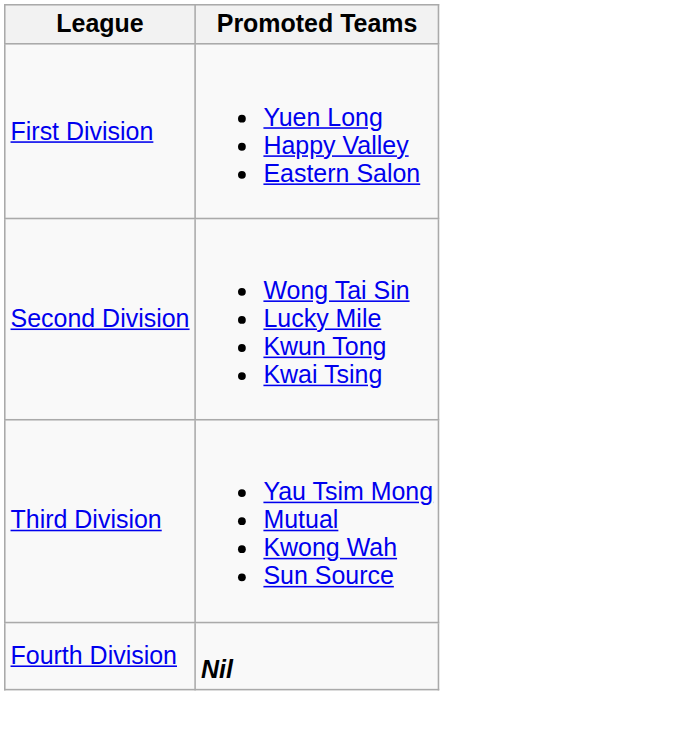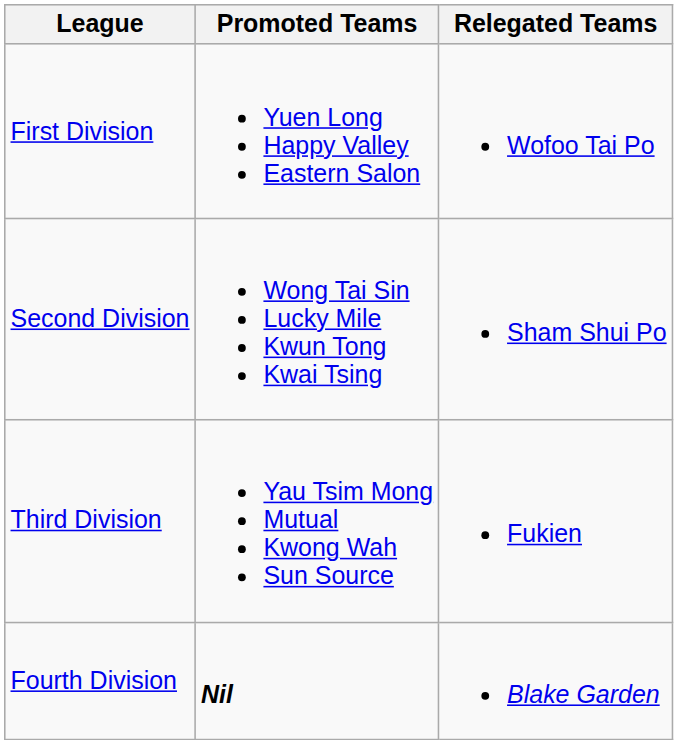+ column: (556, 24)
